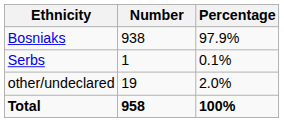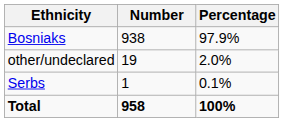rows swapped: (26, 60) <-> (61, 83)
